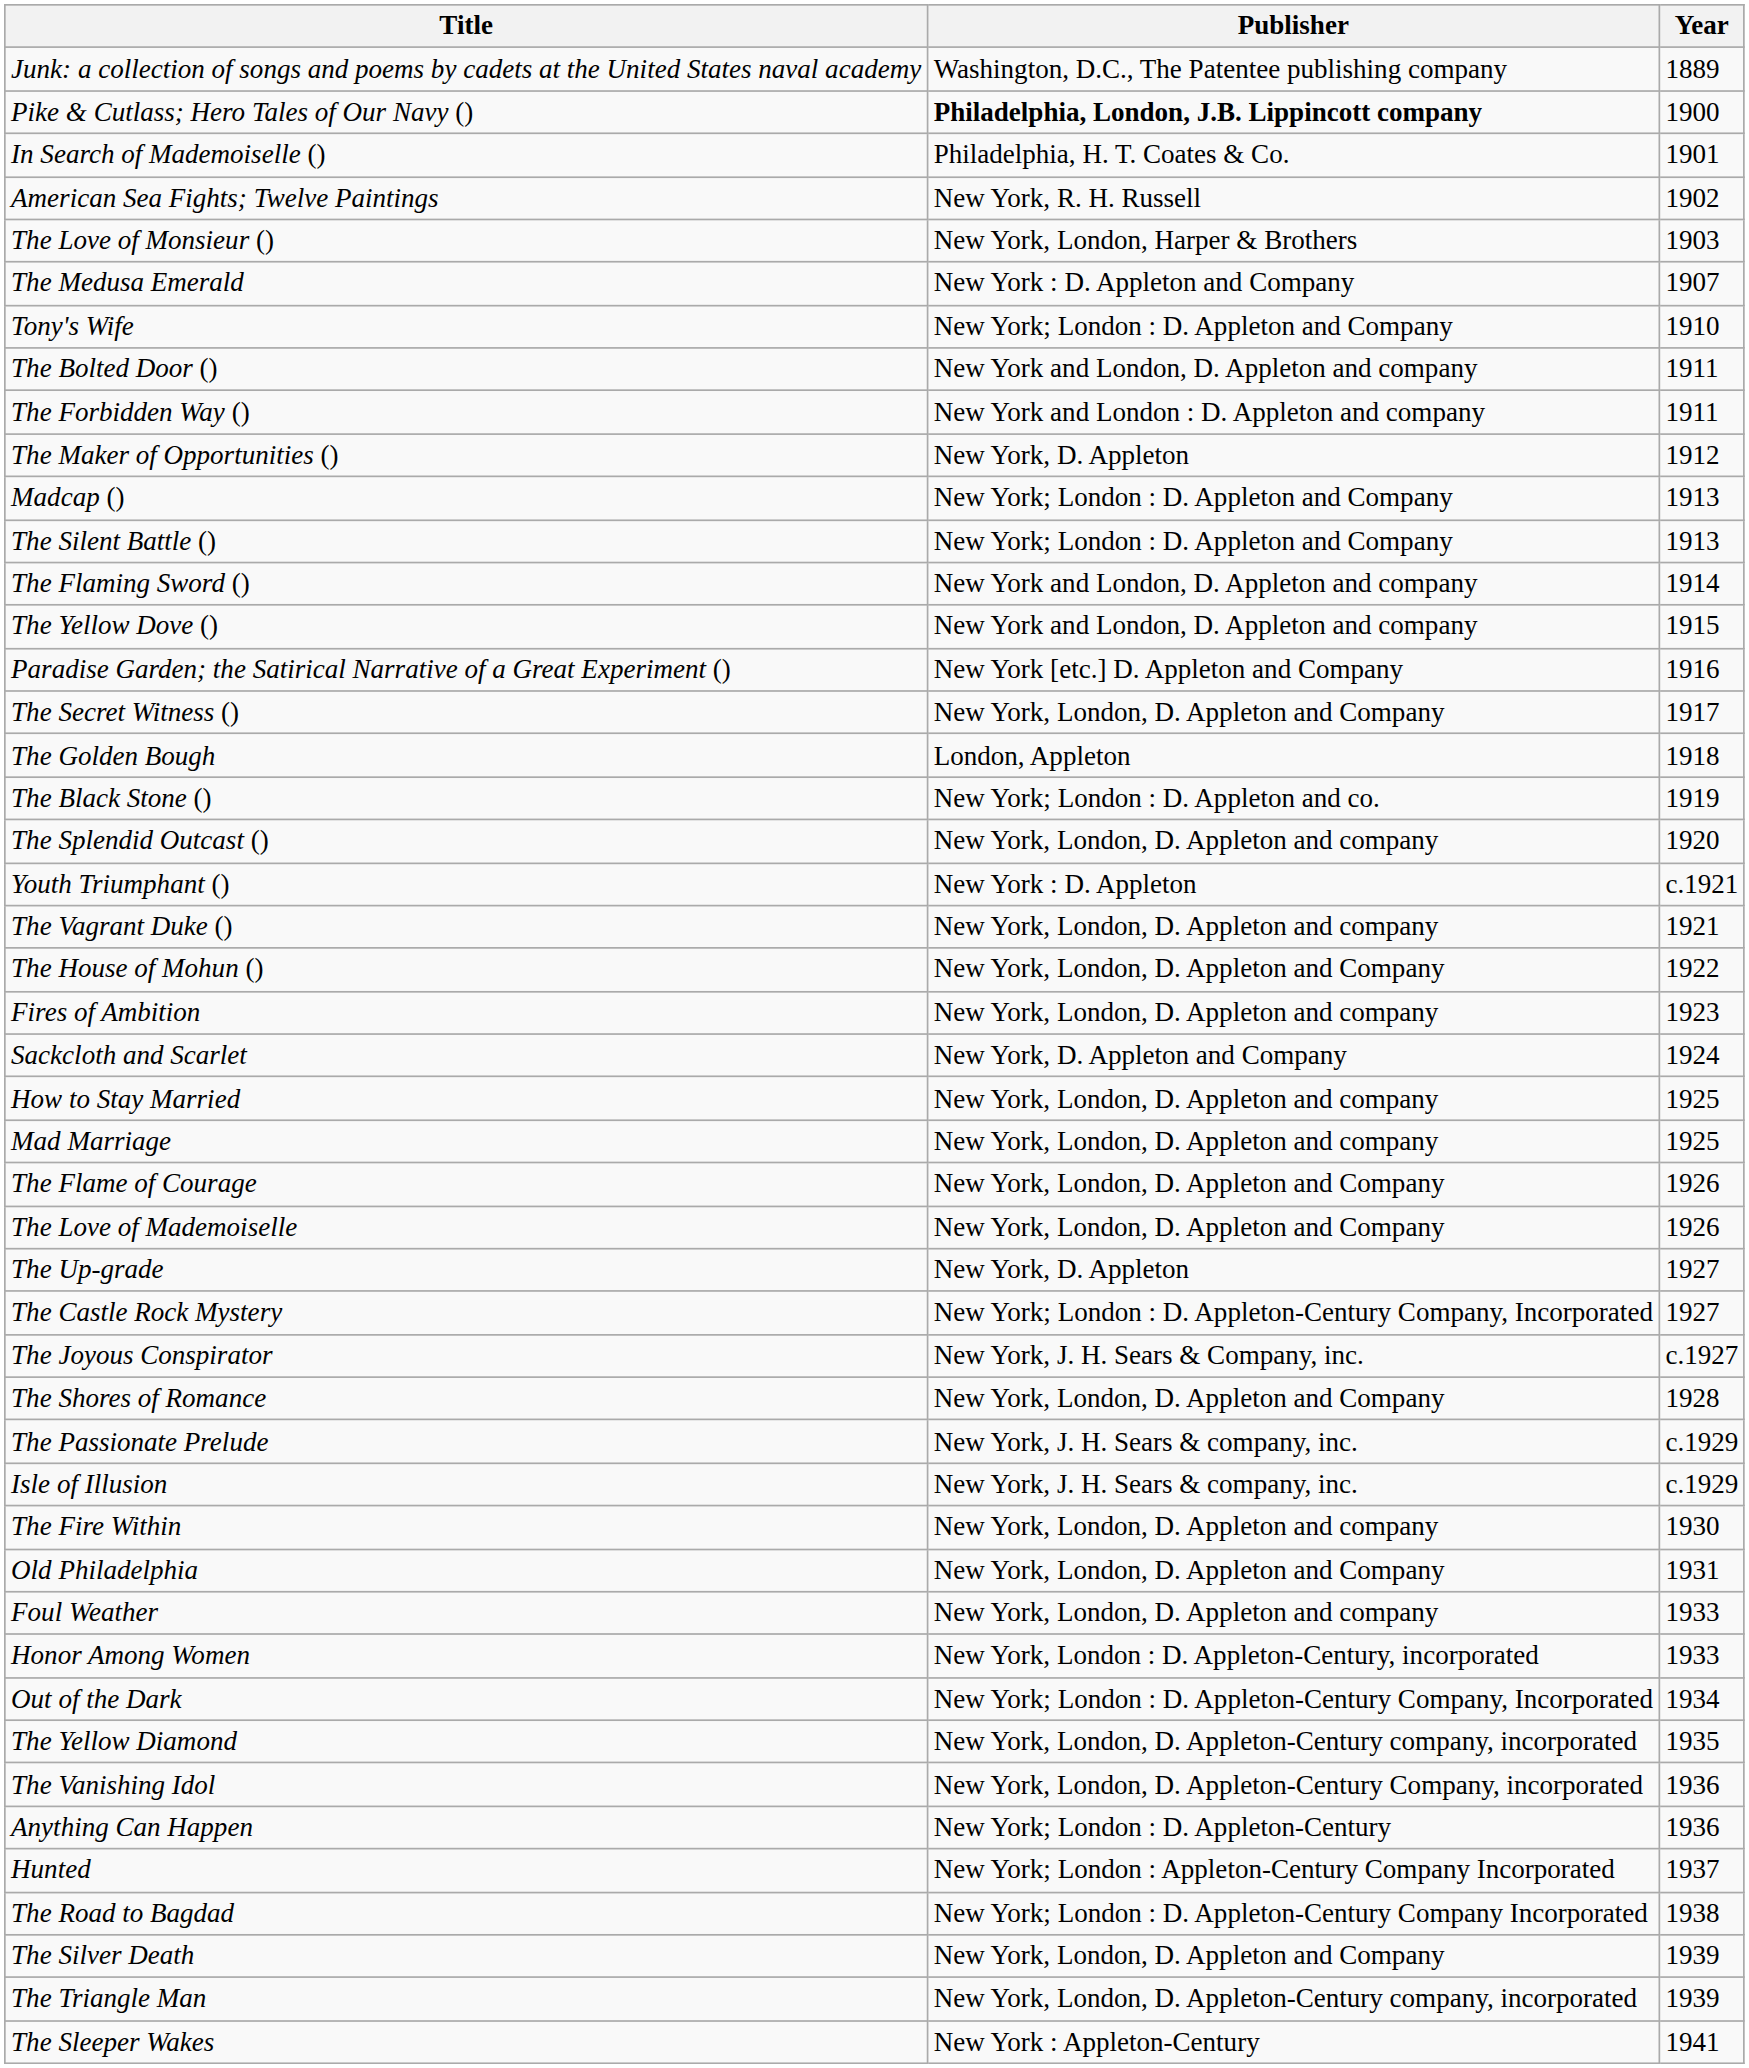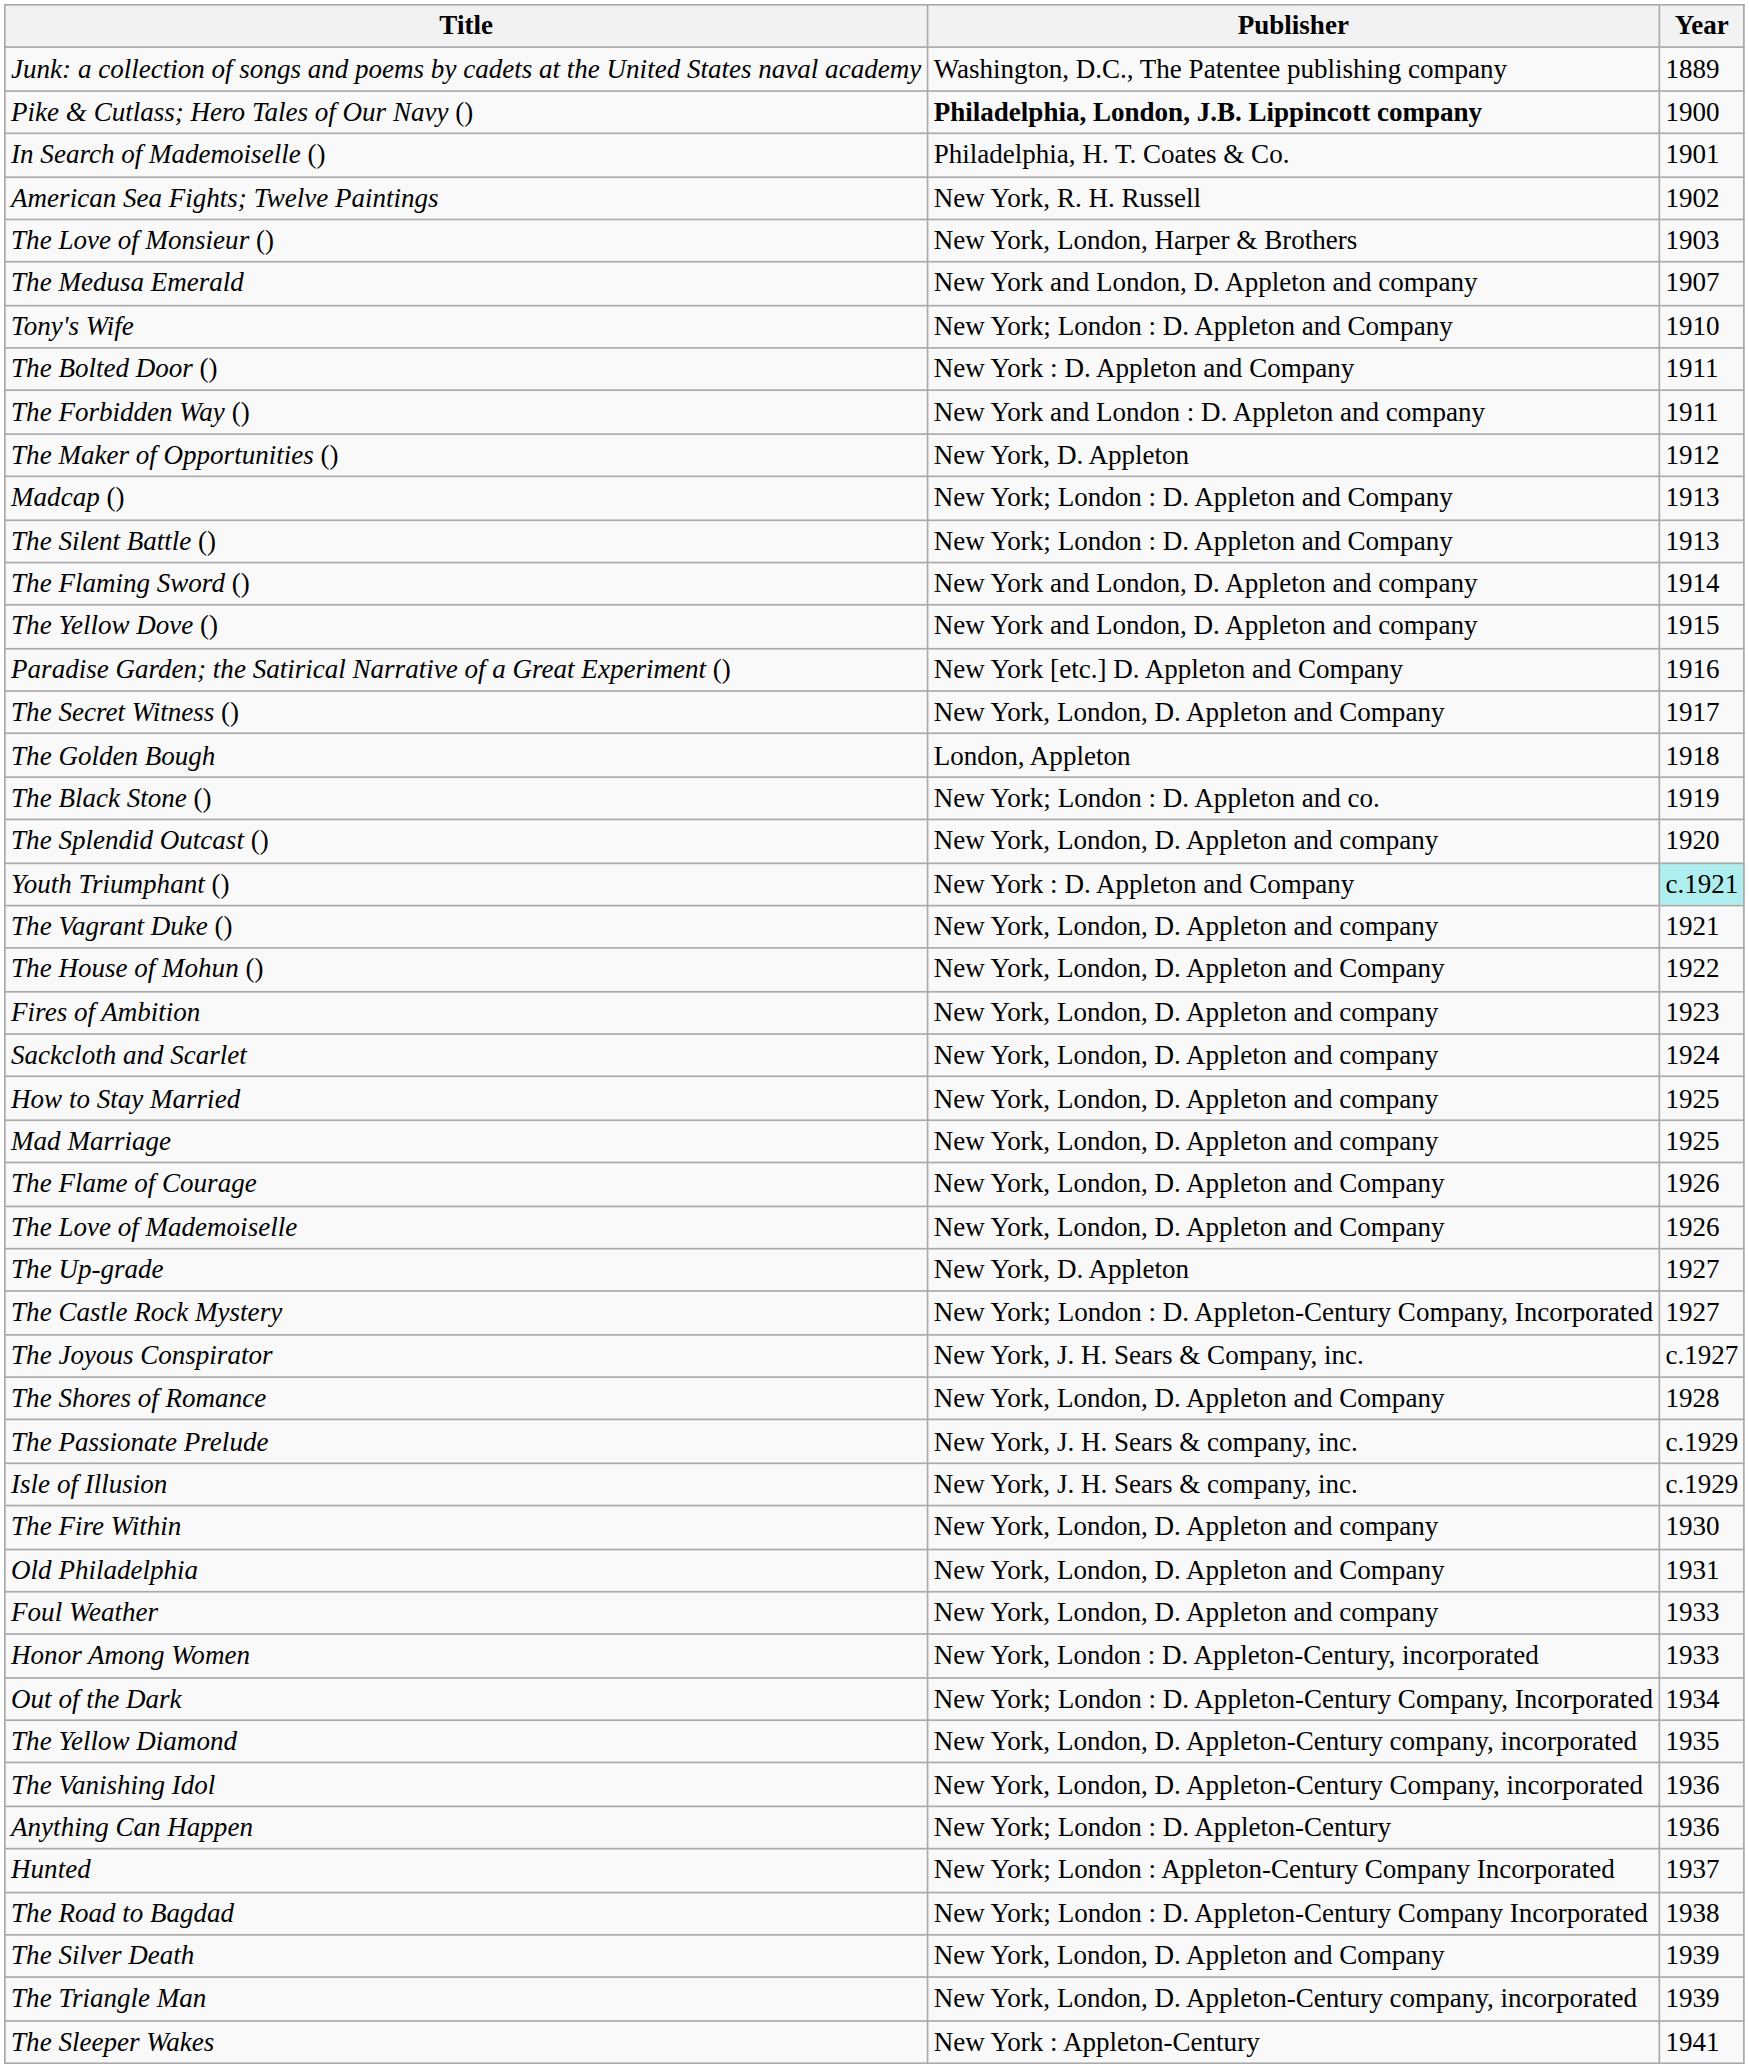(1144, 283) New York : D. Appleton and Company -> (1206, 283) New York and London, D. Appleton and company
(1206, 369) New York and London, D. Appleton and company -> (1144, 369) New York : D. Appleton and Company
(1065, 883) New York : D. Appleton -> (1144, 883) New York : D. Appleton and Company
(1702, 883) no background -> (1702, 883) paleturquoise background
(1140, 1055) New York, D. Appleton and Company -> (1186, 1055) New York, London, D. Appleton and company
